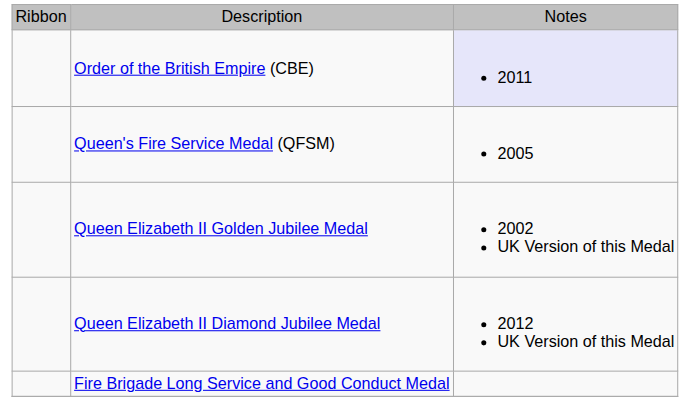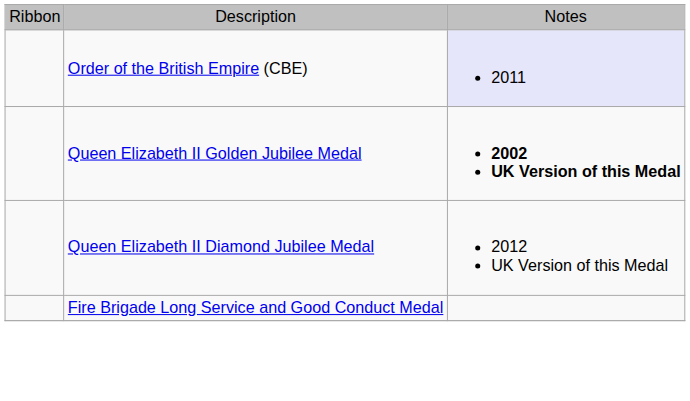- row: (205, 144)
(566, 239) normal -> (566, 163) bold
